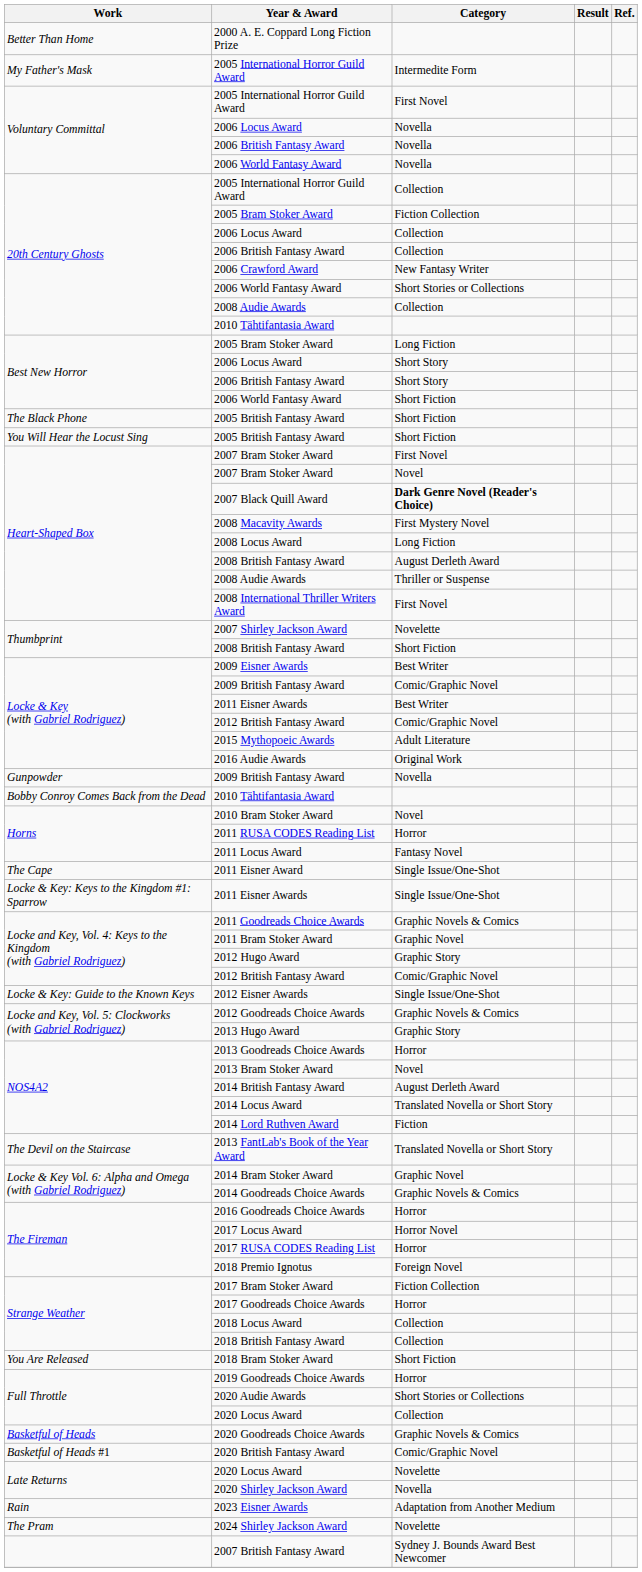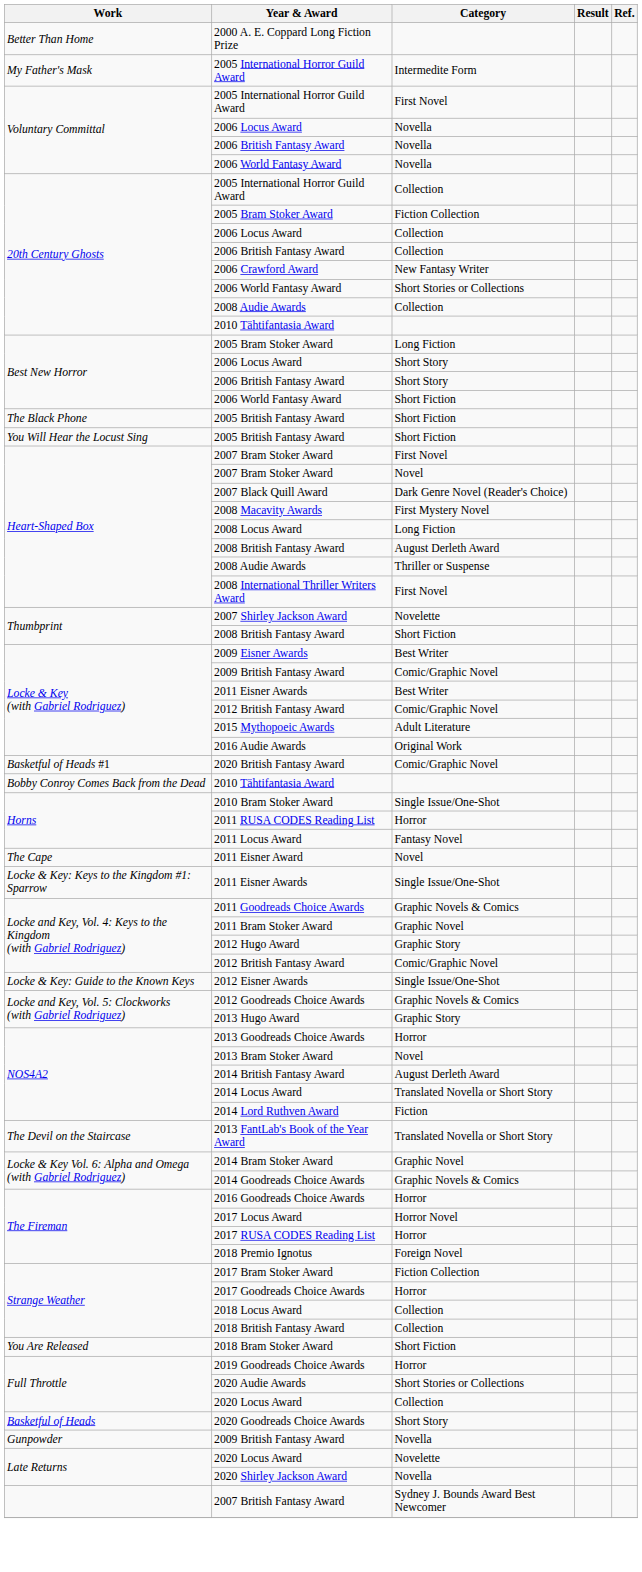(466, 498) bold -> (481, 492) normal
rows swapped: (35, 777) <-> (58, 1452)
(409, 815) Novel -> (447, 801) Single Issue/One-Shot
(447, 870) Single Issue/One-Shot -> (409, 857) Novel
(457, 1434) Graphic Novels & Comics -> (421, 1420) Short Story
- row: (18, 1508)
- row: (30, 1526)
